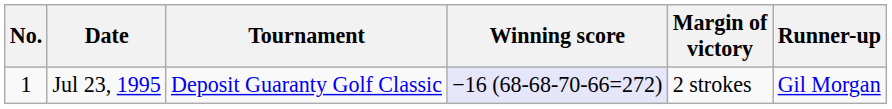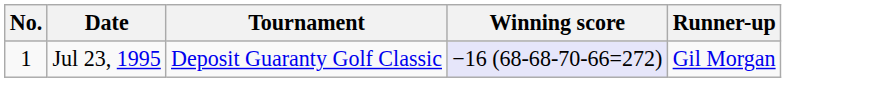- column: (720, 35)
